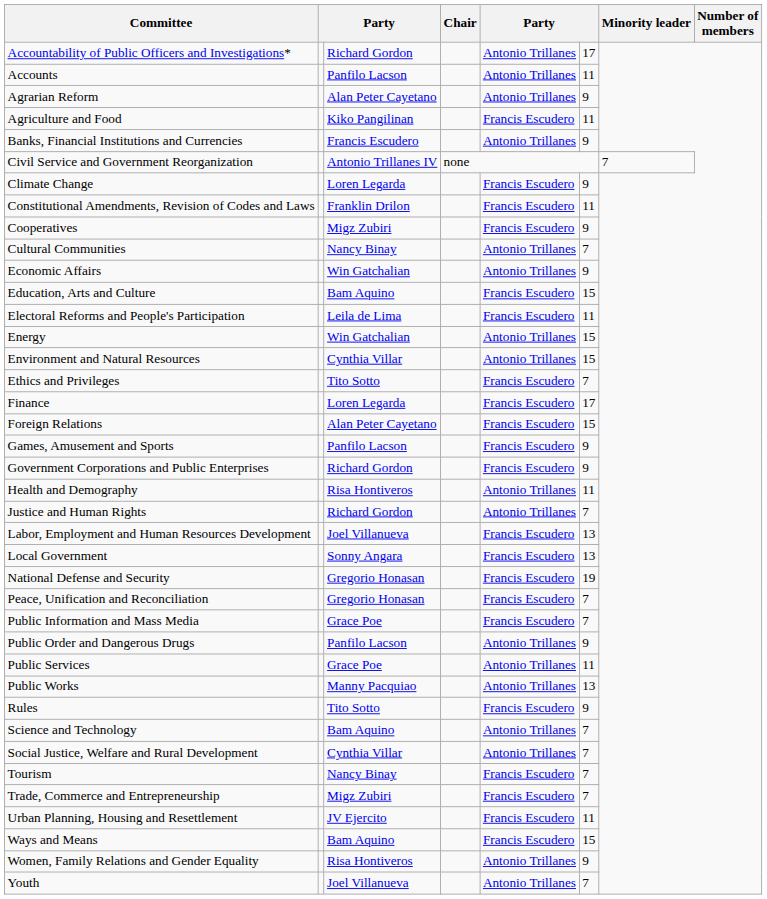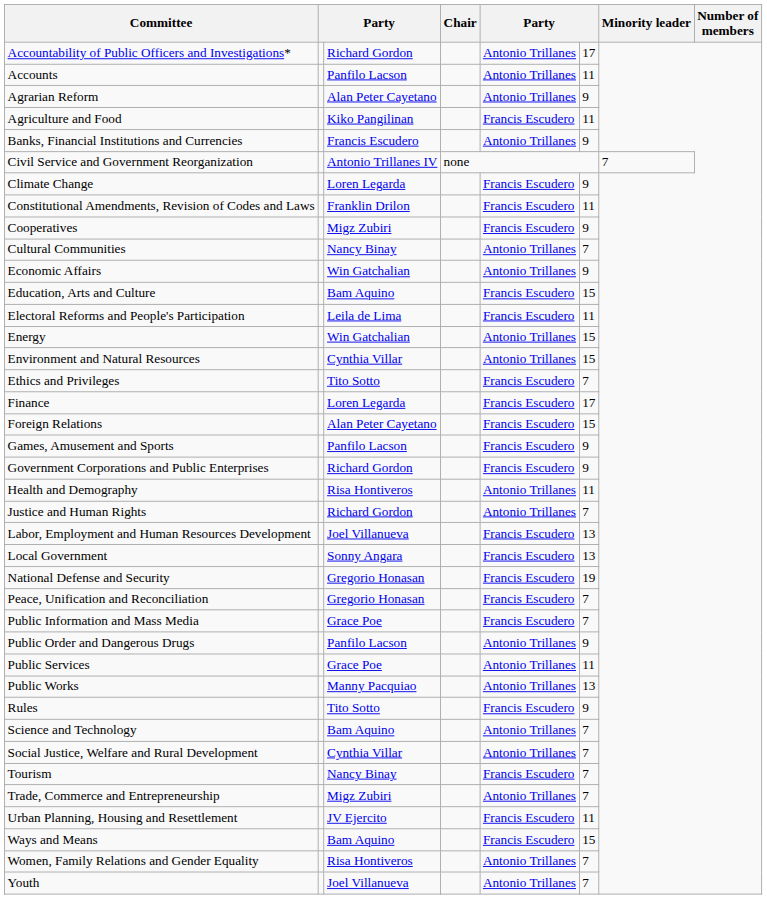(529, 796) Francis Escudero -> (529, 796) Antonio Trillanes
(586, 861) 9 -> (586, 861) 7
